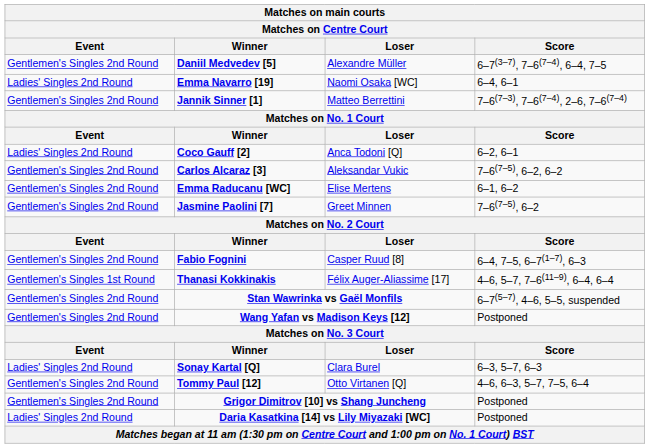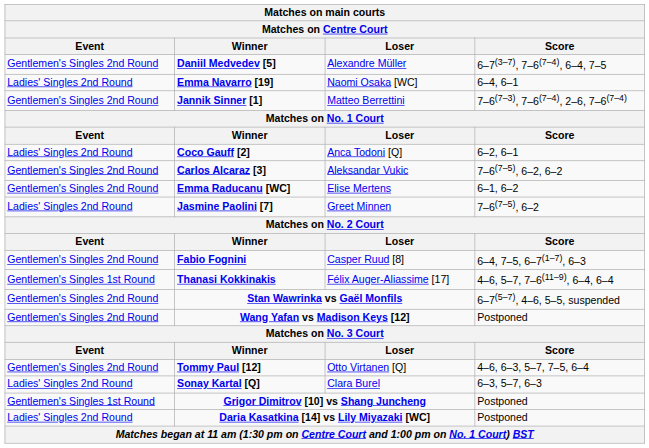(83, 207) Gentlemen's Singles 2nd Round -> (70, 207) Ladies' Singles 2nd Round
rows swapped: (218, 367) <-> (219, 384)
(83, 401) Gentlemen's Singles 2nd Round -> (81, 401) Gentlemen's Singles 1st Round
